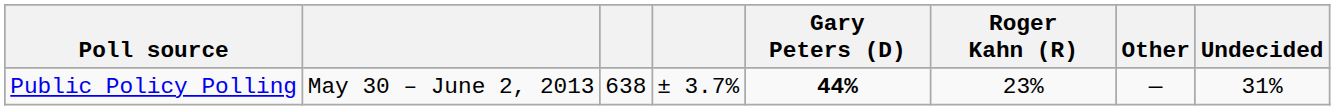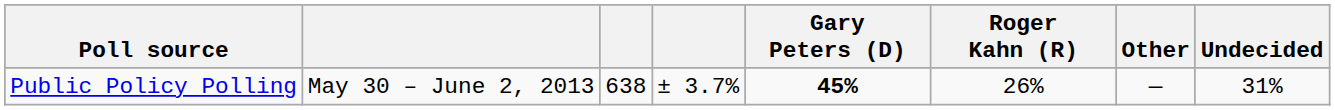(837, 87) 44% -> (837, 87) 45%
(1023, 87) 23% -> (1023, 87) 26%
